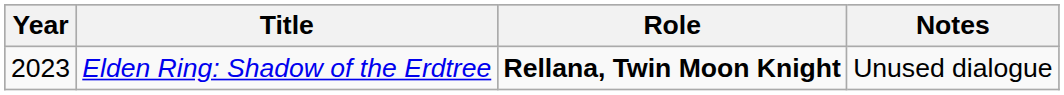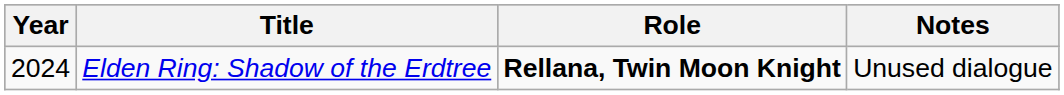(40, 67) 2023 -> (40, 67) 2024
